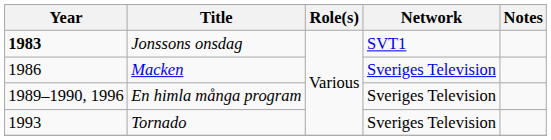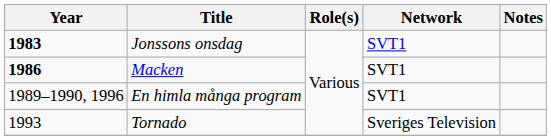(25, 69) normal -> (25, 69) bold
(431, 69) Sveriges Television -> (387, 69) SVT1
(431, 95) Sveriges Television -> (387, 95) SVT1
